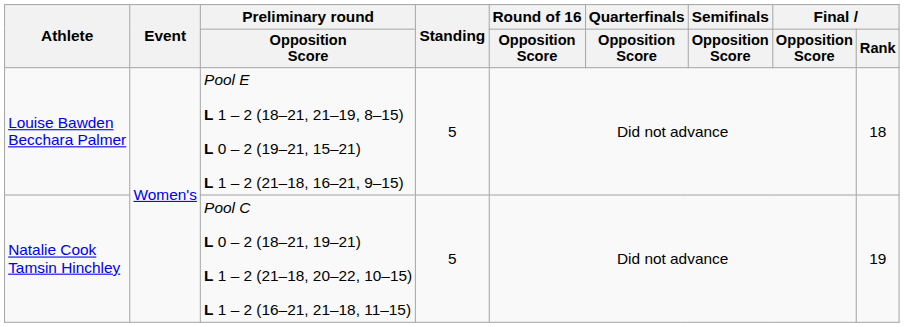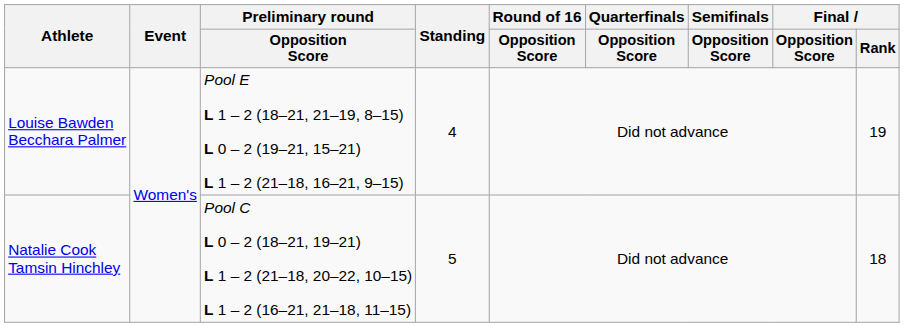(452, 132) 5 -> (452, 132) 4
(878, 132) 18 -> (878, 132) 19
(878, 259) 19 -> (878, 259) 18
